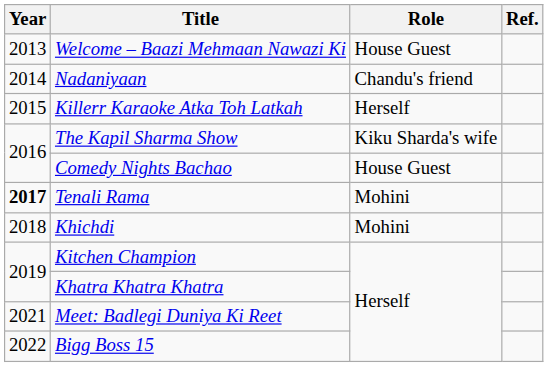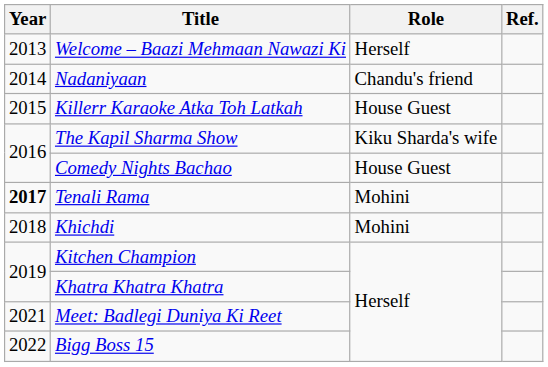(403, 49) House Guest -> (382, 49) Herself
(382, 108) Herself -> (403, 108) House Guest
